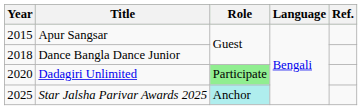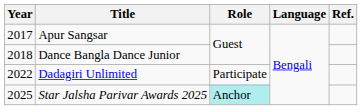(20, 34) 2015 -> (20, 34) 2017
(20, 74) 2020 -> (20, 74) 2022
(240, 74) lightgreen background -> (240, 74) no background
